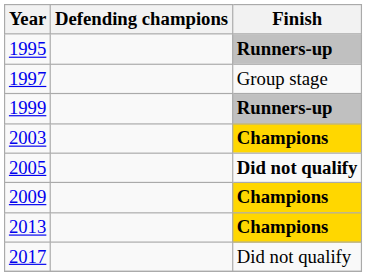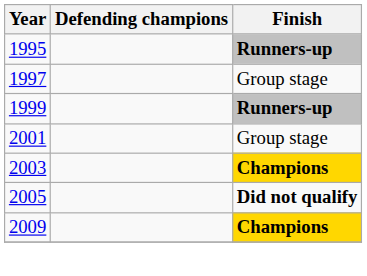+ row: (28, 138)
- row: (28, 227)
- row: (28, 256)
